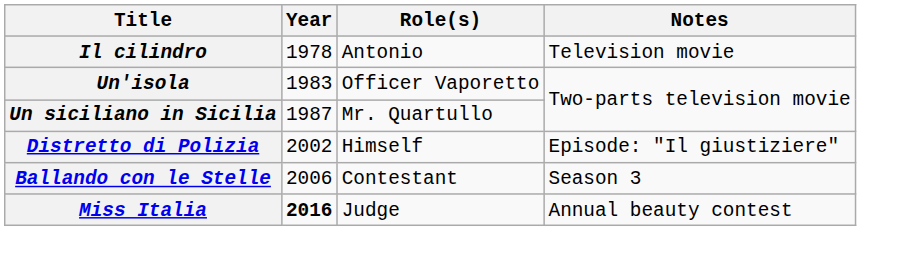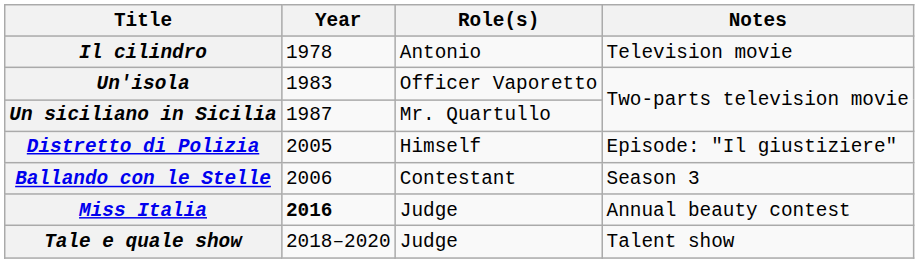(309, 147) 2002 -> (309, 147) 2005
+ row: (143, 242)
